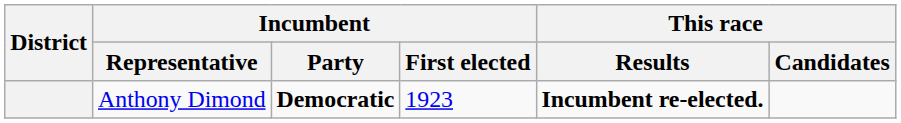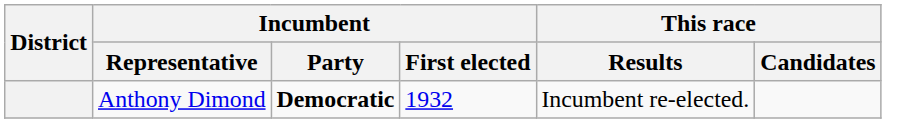(429, 99) 1923 -> (429, 99) 1932
(652, 99) bold -> (645, 99) normal
